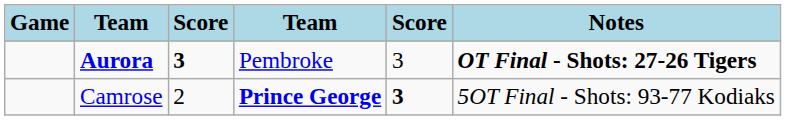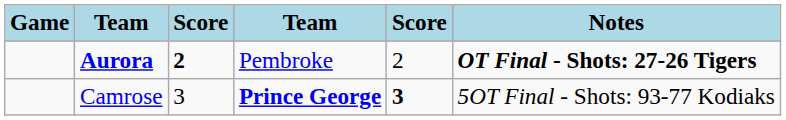(179, 59) 3 -> (179, 59) 2
(398, 59) 3 -> (398, 59) 2
(179, 96) 2 -> (179, 96) 3
